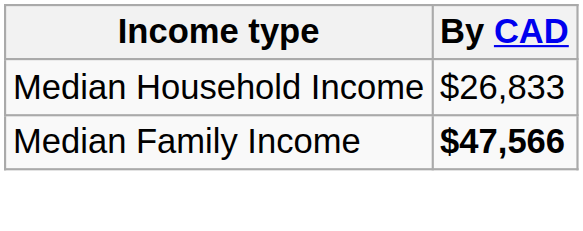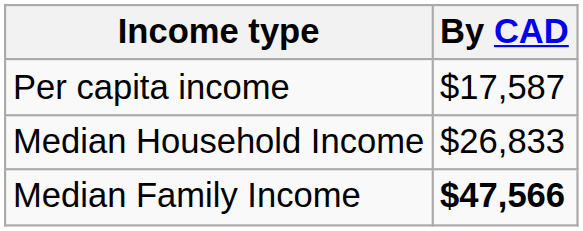+ row: (151, 86)
